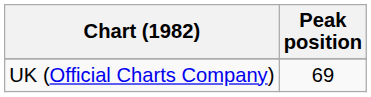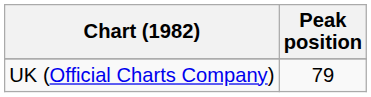(323, 75) 69 -> (323, 75) 79
